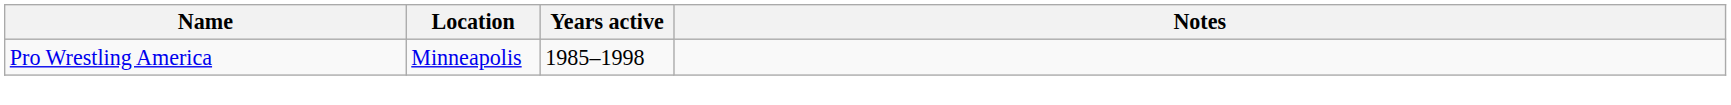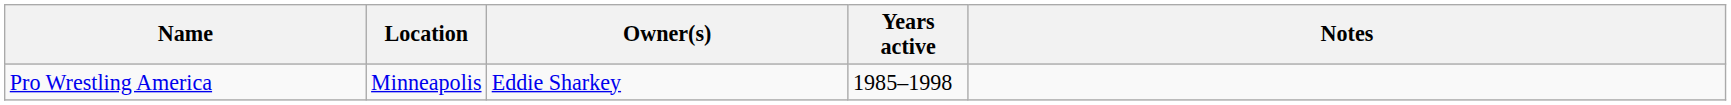+ column: (667, 34)
